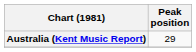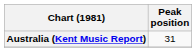(170, 39) 29 -> (170, 39) 31
